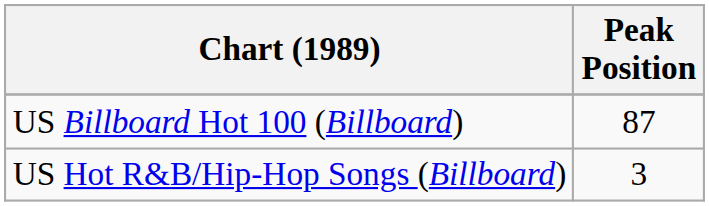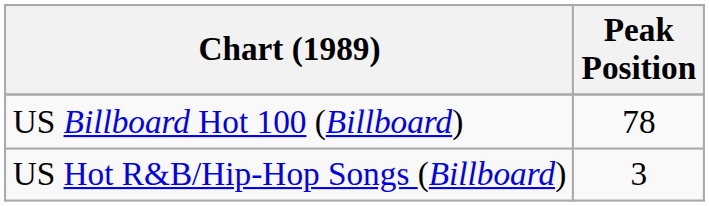(639, 121) 87 -> (639, 121) 78
